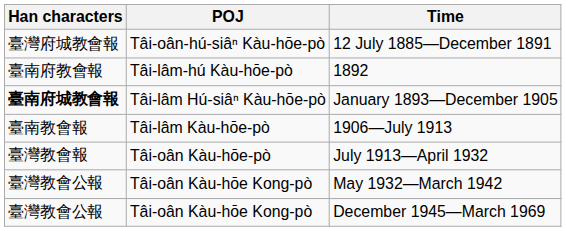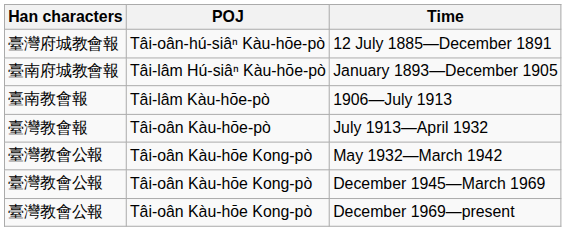- row: (351, 71)
(64, 99) bold -> (64, 71) normal
+ row: (424, 212)
